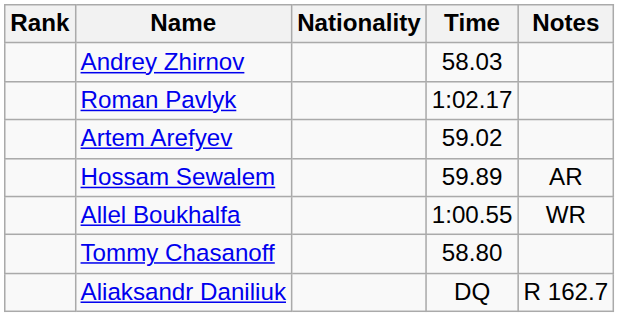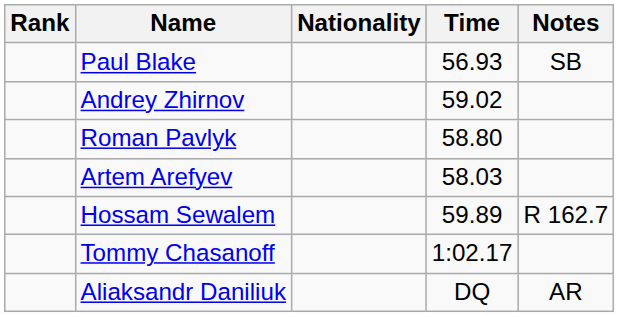+ row: (138, 61)
(472, 61) 58.03 -> (472, 100) 59.02
(472, 100) 1:02.17 -> (472, 138) 58.80
(472, 138) 59.02 -> (472, 176) 58.03
(566, 176) AR -> (566, 215) R 162.7
- row: (160, 215)
(472, 253) 58.80 -> (472, 253) 1:02.17
(566, 291) R 162.7 -> (566, 291) AR
